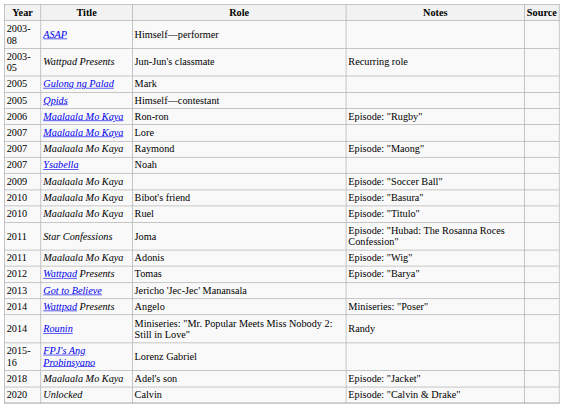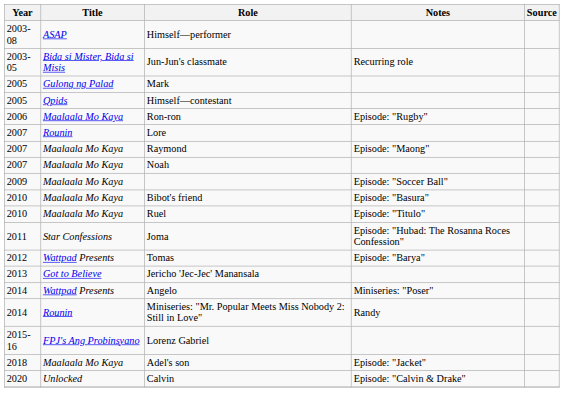(79, 62) Wattpad Presents -> (88, 62) Bida si Mister, Bida si Misis
(83, 133) Maalaala Mo Kaya -> (58, 133) Rounin
(61, 165) Ysabella -> (83, 165) Maalaala Mo Kaya
- row: (17, 258)
